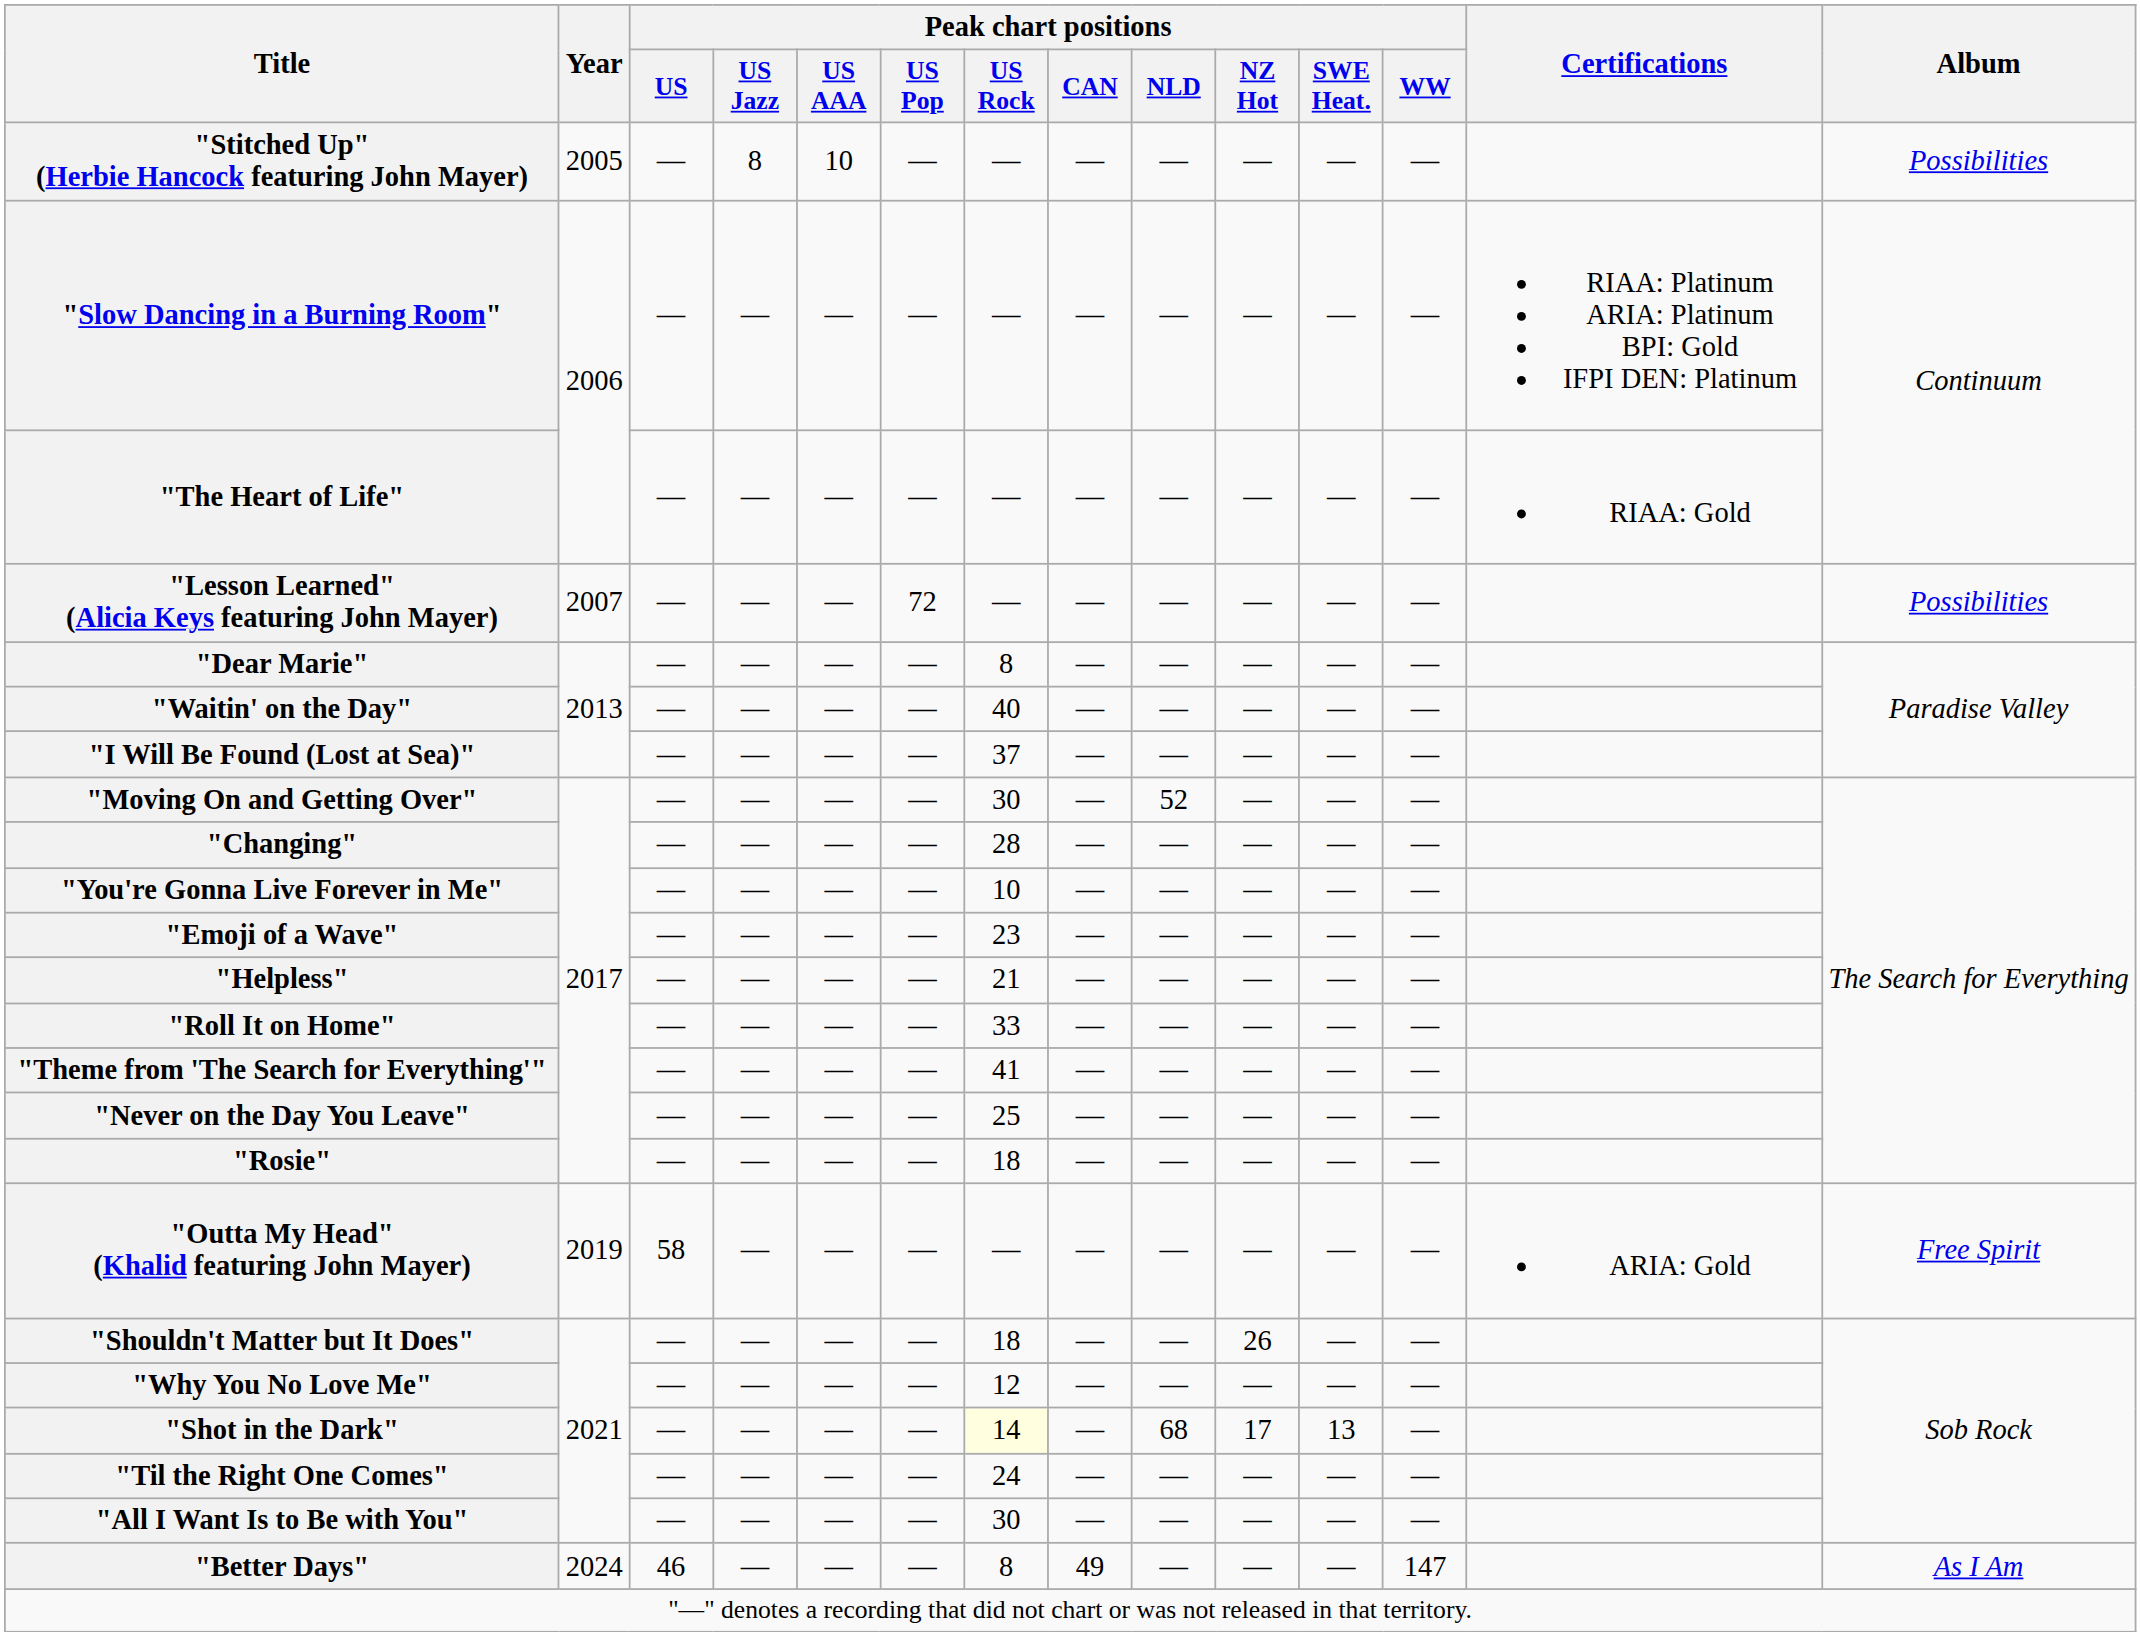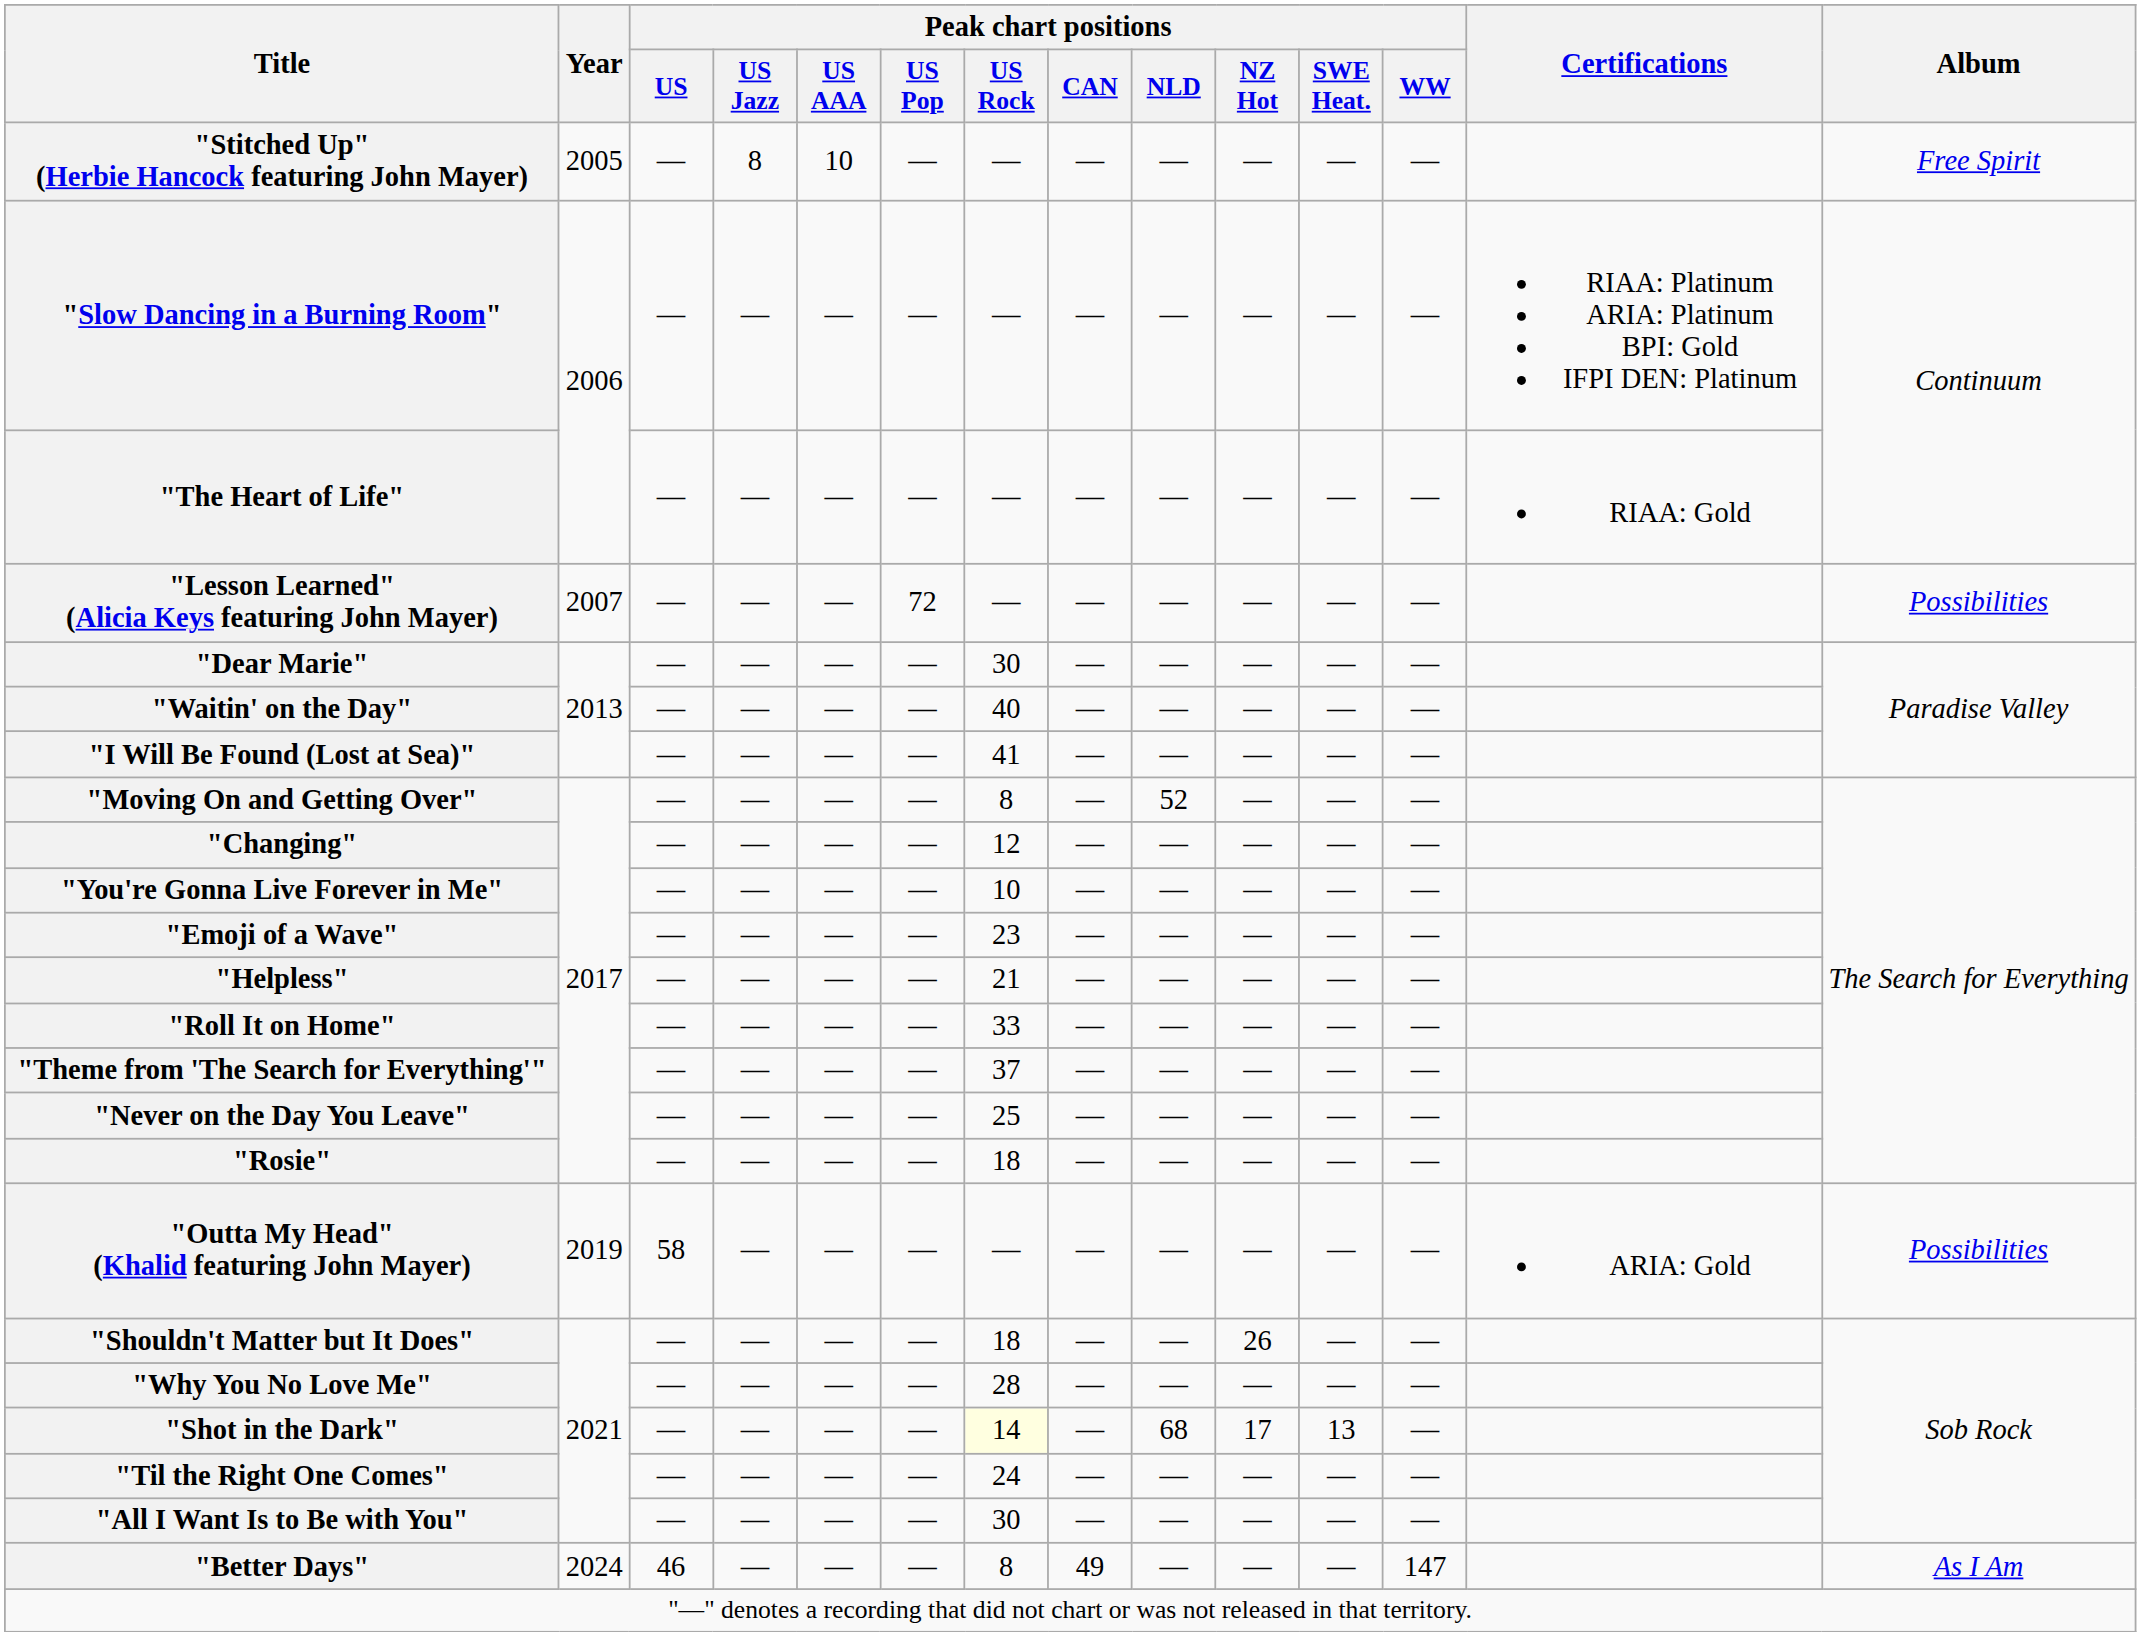(1979, 160) Possibilities -> (1979, 160) Free Spirit
(1006, 663) 8 -> (1006, 663) 30
(1006, 753) 37 -> (1006, 753) 41
(1006, 799) 30 -> (1006, 799) 8
(1006, 844) 28 -> (1006, 844) 12
(1006, 1070) 41 -> (1006, 1070) 37
(1979, 1250) Free Spirit -> (1979, 1250) Possibilities
(1006, 1385) 12 -> (1006, 1385) 28
